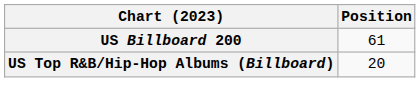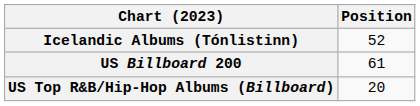+ row: (171, 40)
